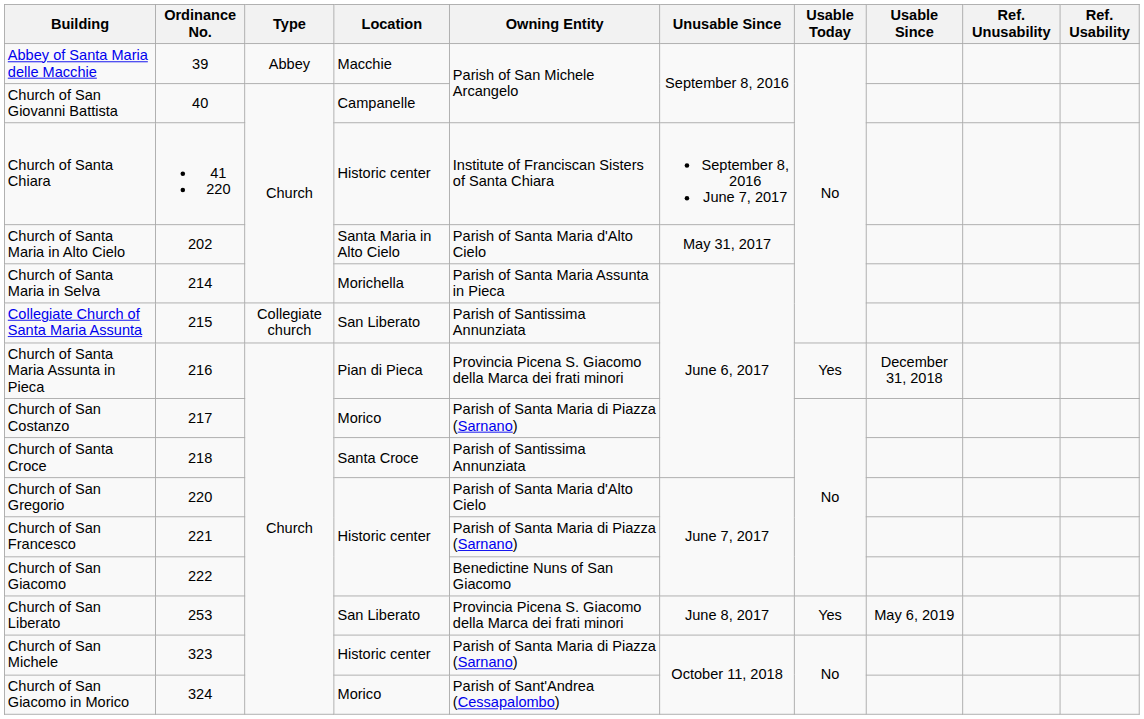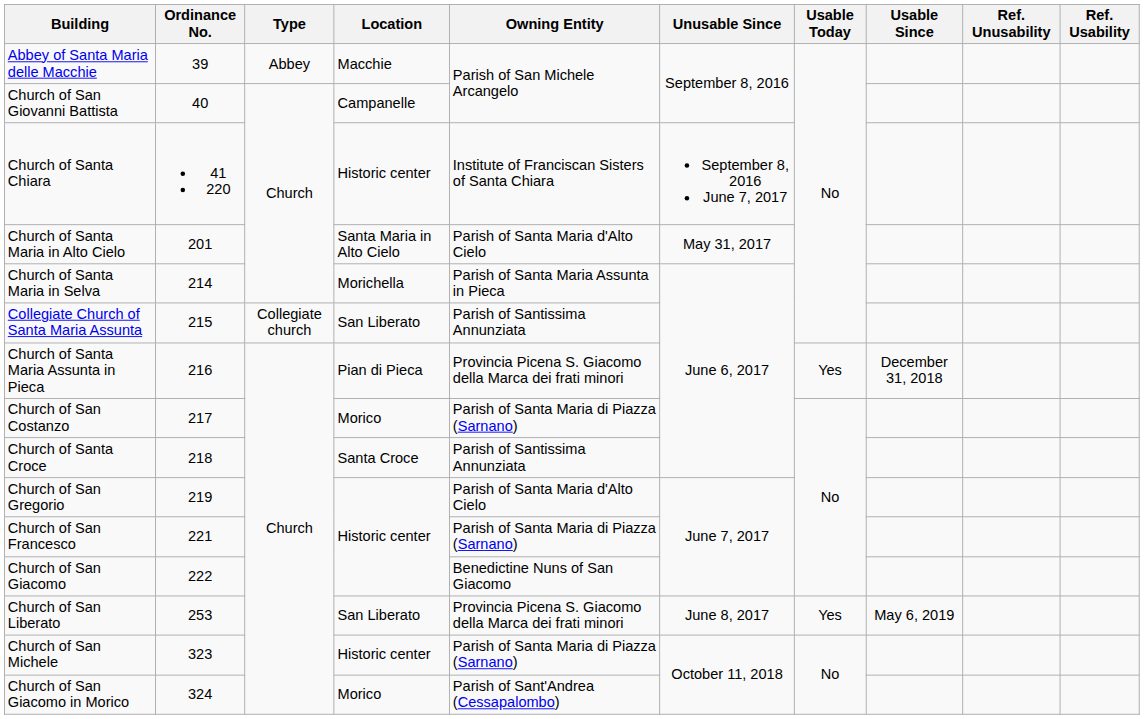(200, 244) 202 -> (200, 244) 201
(200, 497) 220 -> (200, 497) 219
